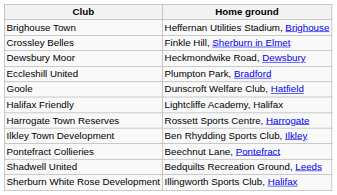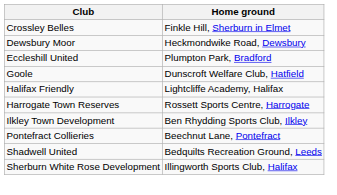- row: (41, 27)
